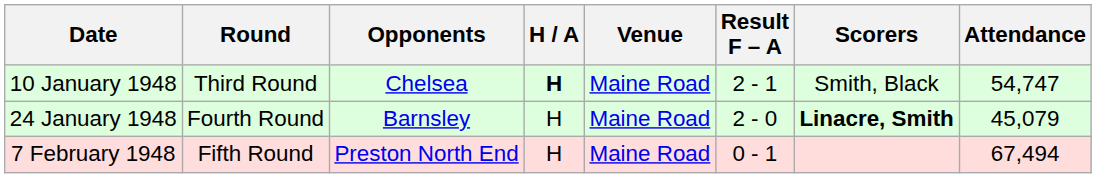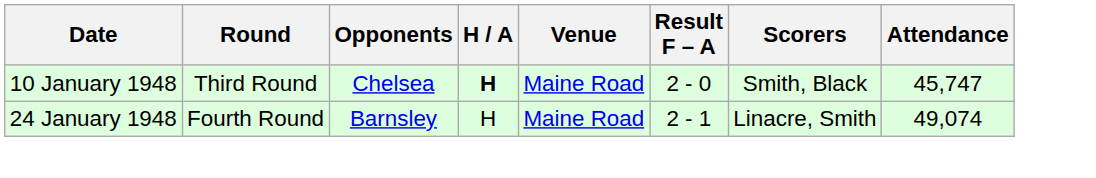(755, 82) 2 - 1 -> (689, 82) 2 - 0
(1025, 82) 54,747 -> (948, 82) 45,747
(755, 118) 2 - 0 -> (689, 118) 2 - 1
(877, 118) bold -> (805, 118) normal
(1025, 118) 45,079 -> (948, 118) 49,074
- row: (93, 154)
